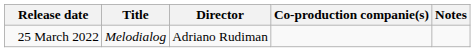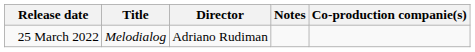columns swapped: (351, 15) <-> (451, 15)
